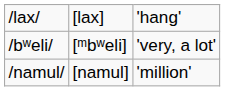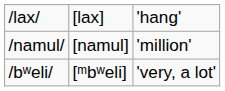rows swapped: (31, 45) <-> (37, 72)
